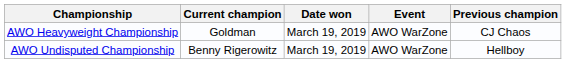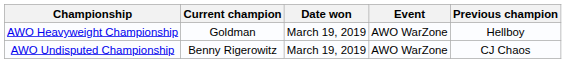(506, 32) CJ Chaos -> (506, 32) Hellboy
(506, 50) Hellboy -> (506, 50) CJ Chaos
